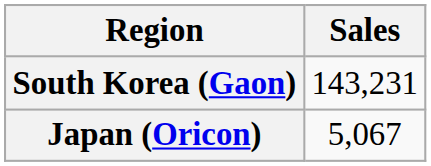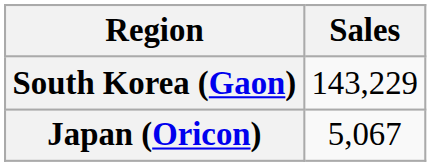(365, 82) 143,231 -> (365, 82) 143,229
